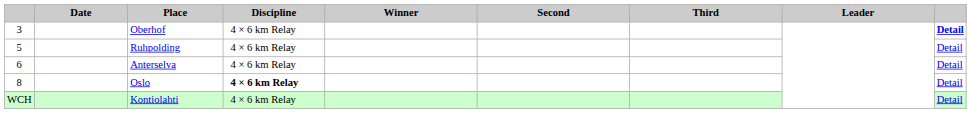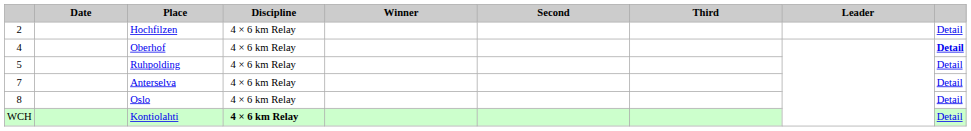+ row: (154, 30)
(19, 30) 3 -> (19, 47) 4
(19, 64) 6 -> (19, 82) 7
(262, 82) bold -> (261, 99) normal
(261, 99) normal -> (262, 116) bold
